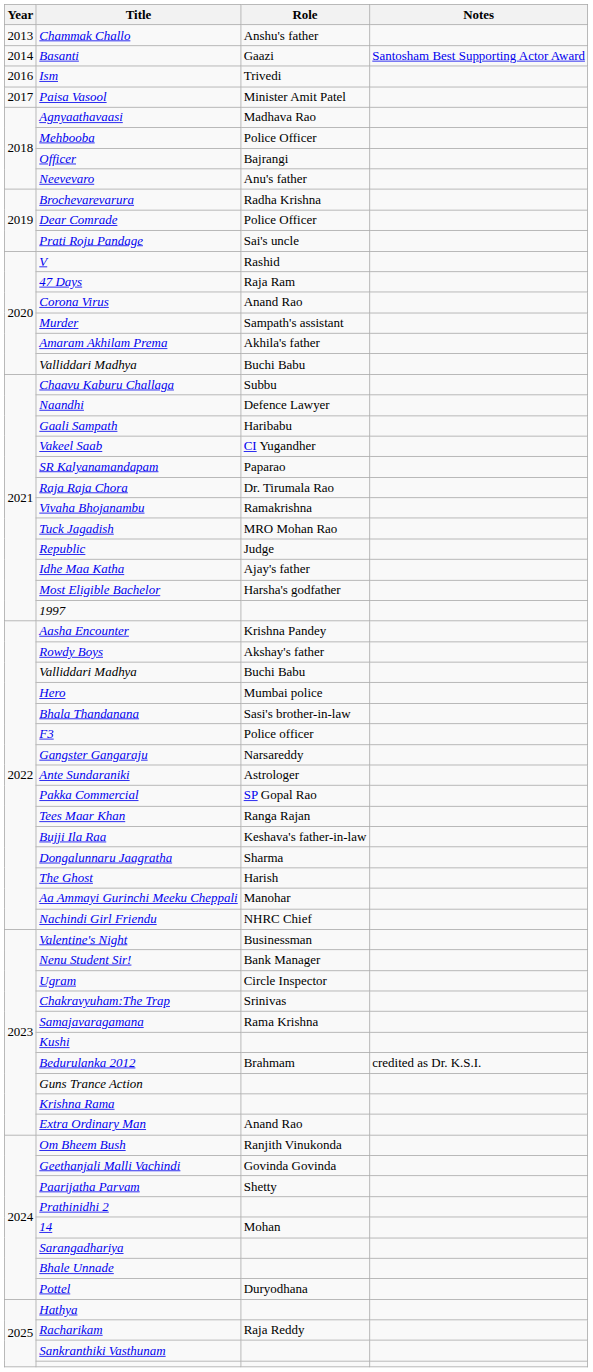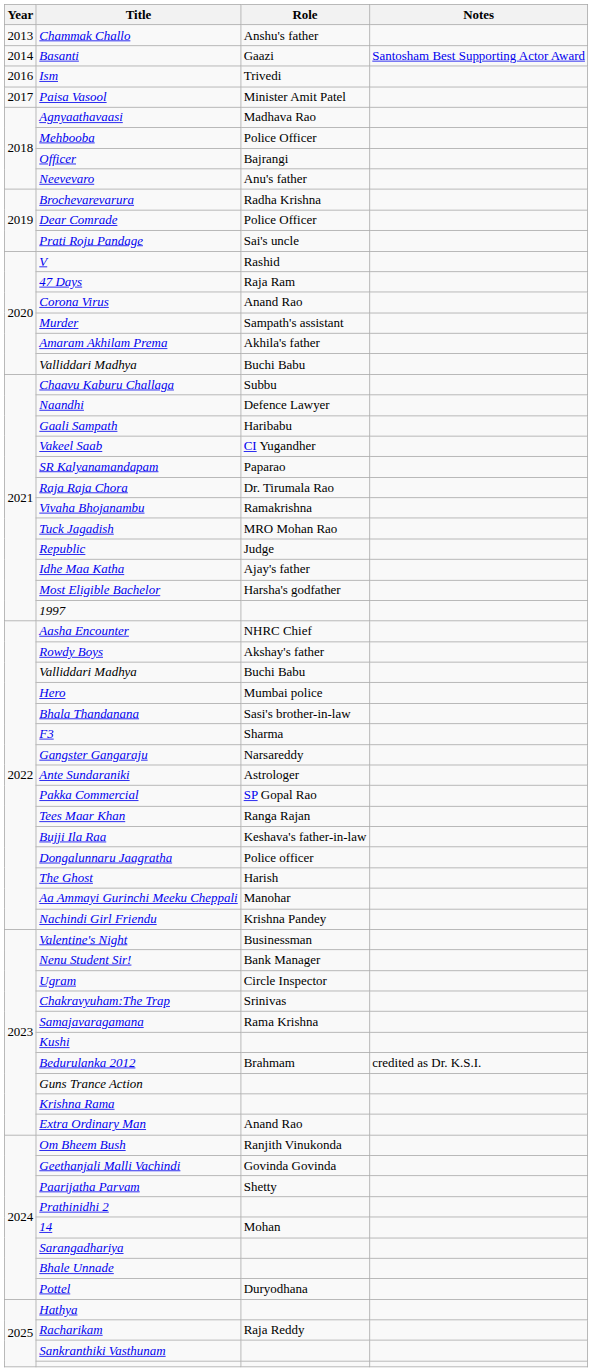(285, 631) Krishna Pandey -> (278, 631) NHRC Chief
(279, 734) Police officer -> (263, 734) Sharma
(263, 857) Sharma -> (279, 857) Police officer
(278, 919) NHRC Chief -> (285, 919) Krishna Pandey
